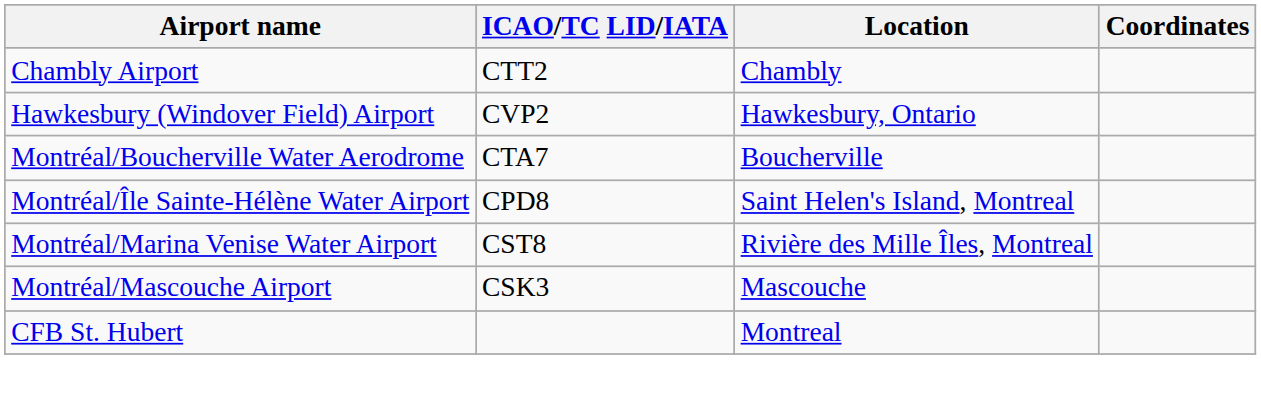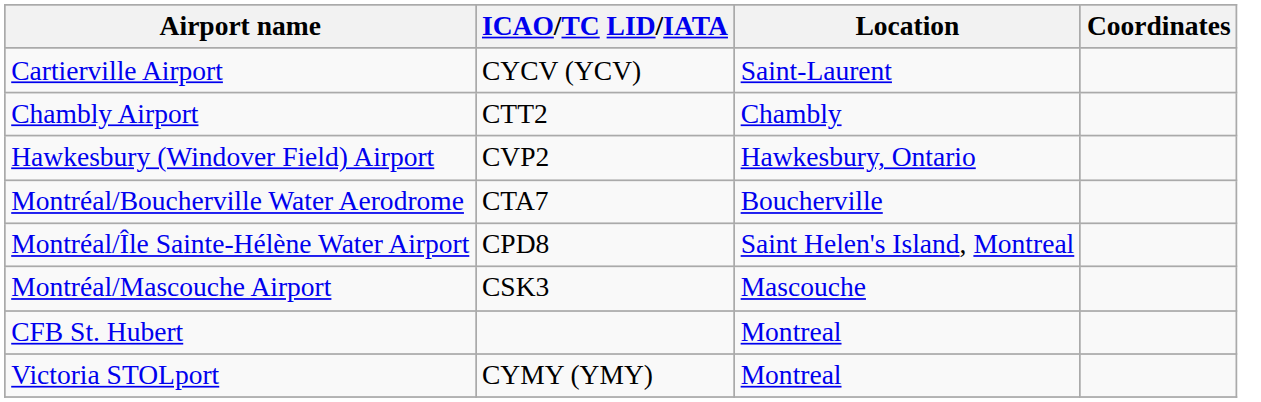+ row: (117, 69)
- row: (224, 244)
+ row: (115, 375)
